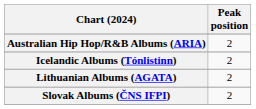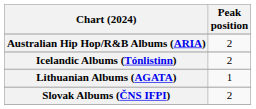(229, 78) 2 -> (229, 78) 1
